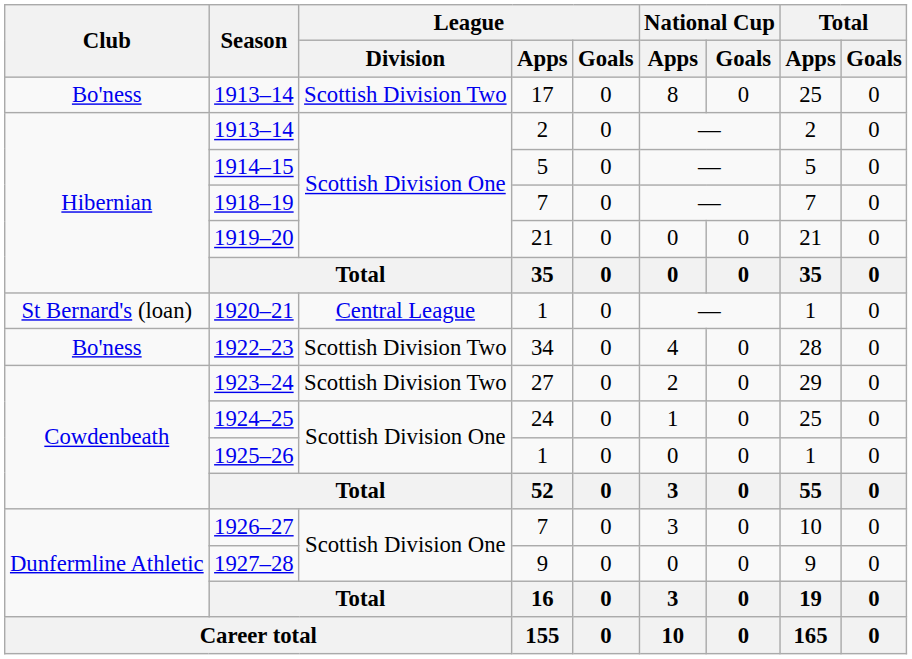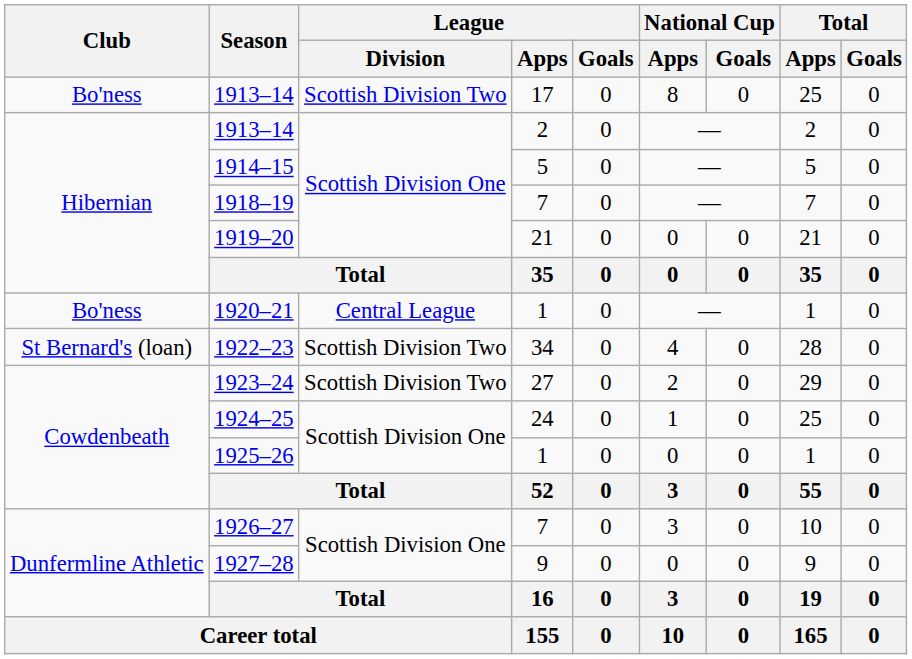(107, 310) St Bernard's (loan) -> (107, 310) Bo'ness
(107, 346) Bo'ness -> (107, 346) St Bernard's (loan)
